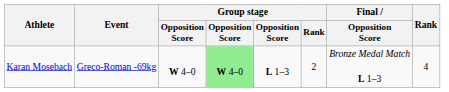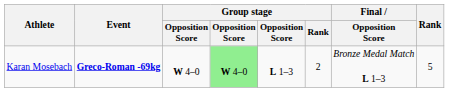(116, 67) normal -> (119, 67) bold
(426, 67) 4 -> (430, 67) 5
